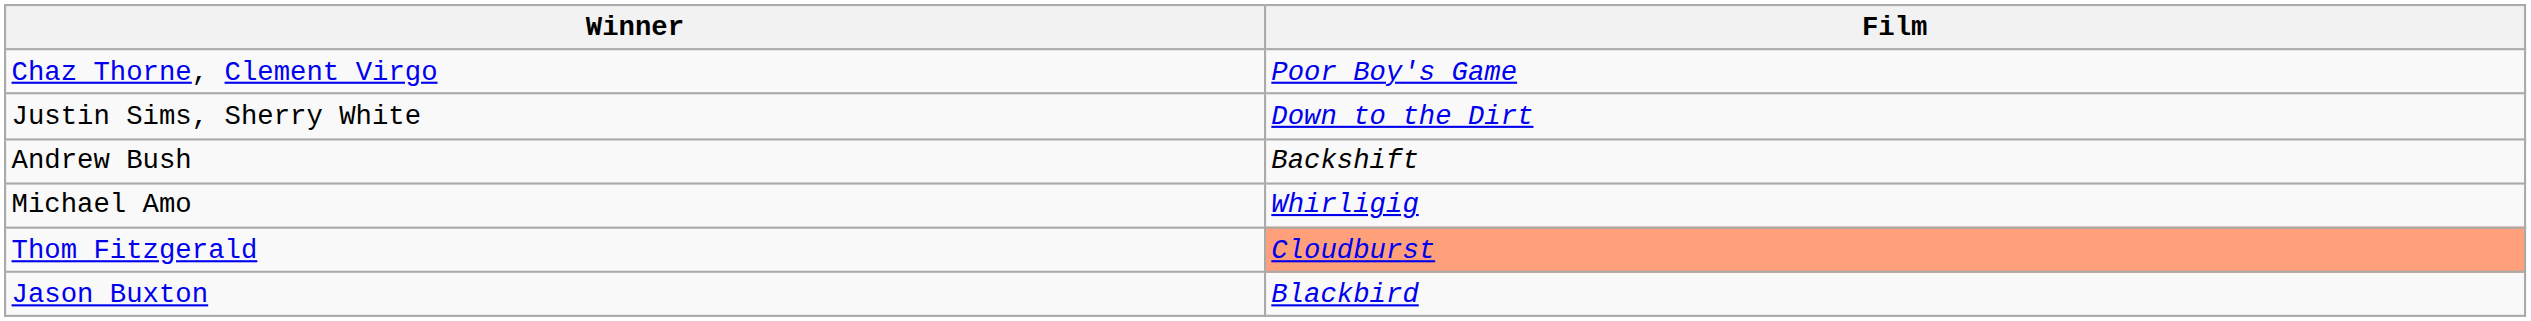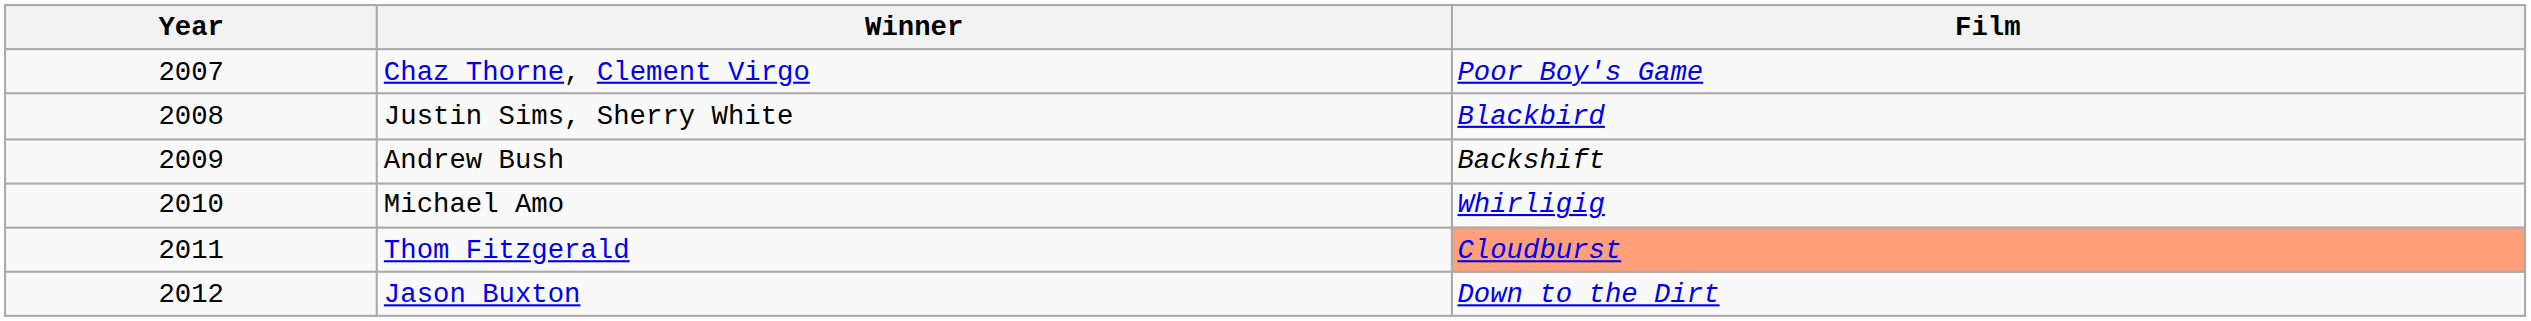+ column: (191, 27)
(1402, 116) Down to the Dirt -> (1531, 116) Blackbird
(1345, 294) Blackbird -> (1589, 294) Down to the Dirt
